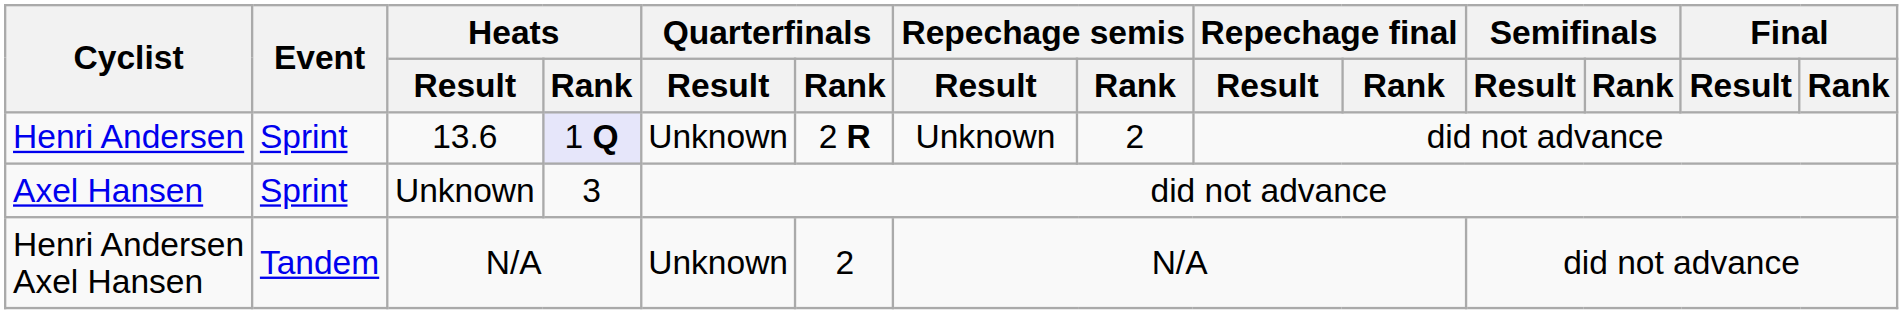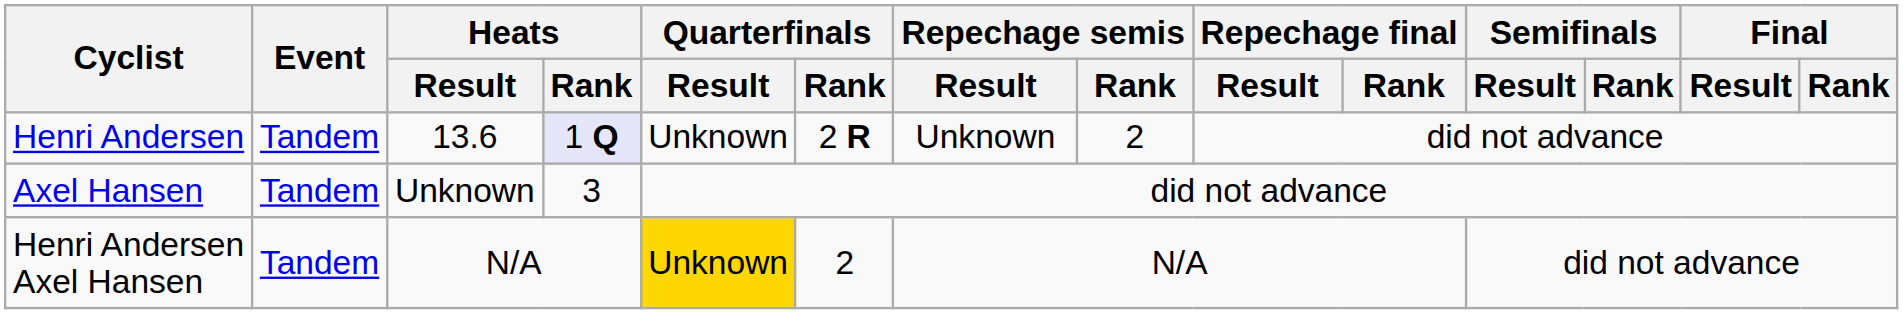(304, 138) Sprint -> (320, 138) Tandem
(304, 191) Sprint -> (320, 191) Tandem
(718, 263) no background -> (718, 263) gold background
